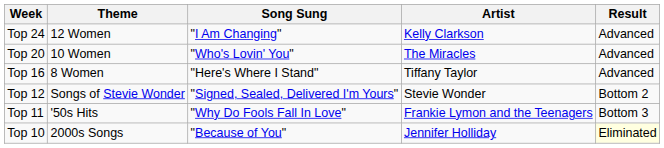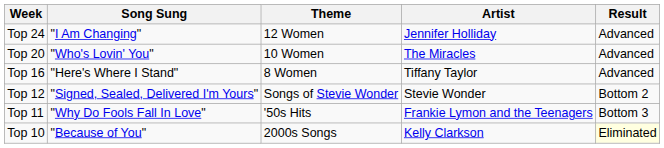columns swapped: (118, 14) <-> (294, 14)
(444, 34) Kelly Clarkson -> (450, 34) Jennifer Holliday
(450, 133) Jennifer Holliday -> (444, 133) Kelly Clarkson
